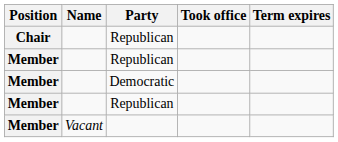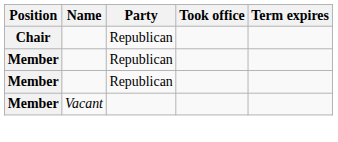- row: (33, 81)
